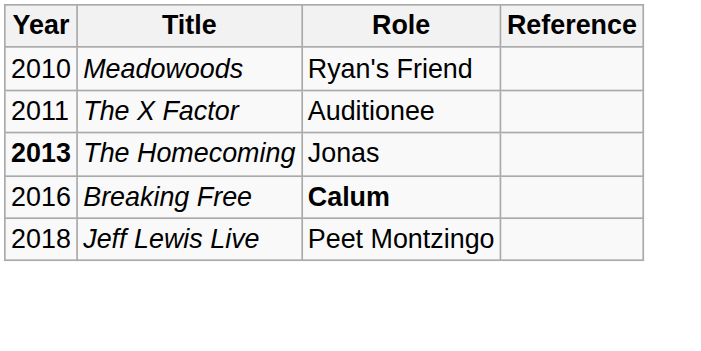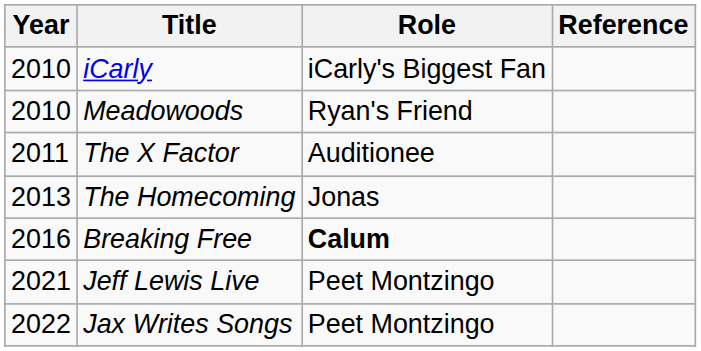+ row: (118, 68)
(41, 153) bold -> (41, 196) normal
(41, 238) 2018 -> (41, 281) 2021
+ row: (188, 324)
